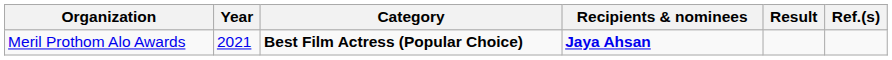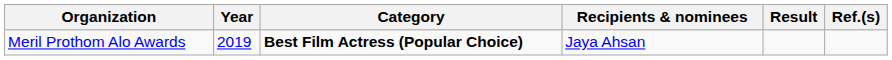(234, 42) 2021 -> (234, 42) 2019
(608, 42) bold -> (605, 42) normal
